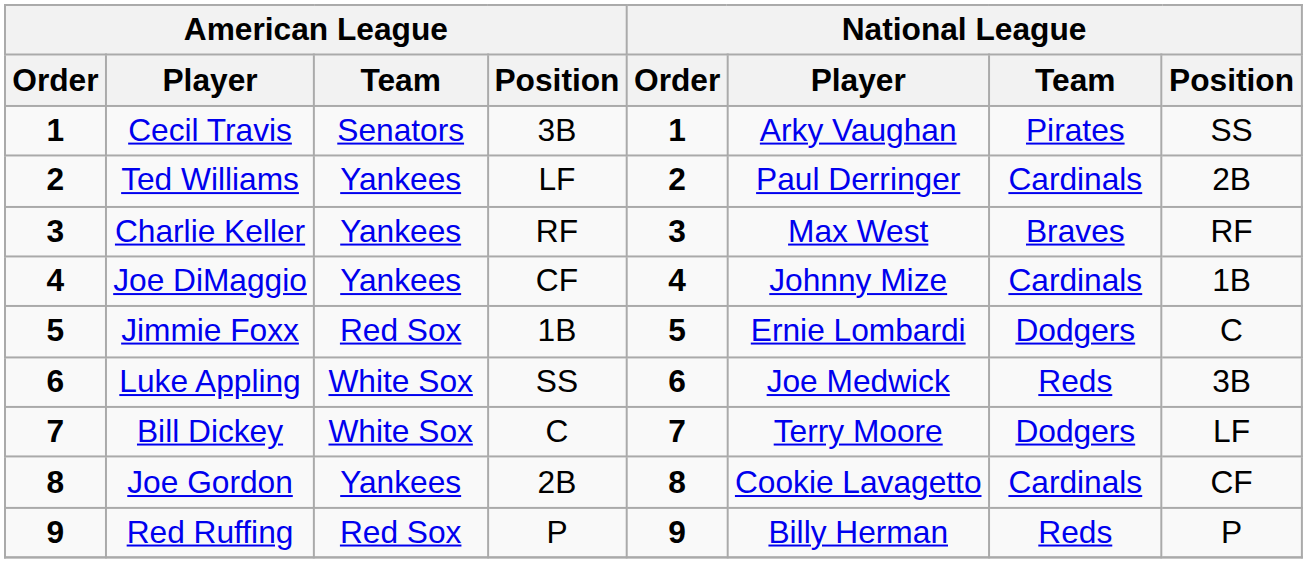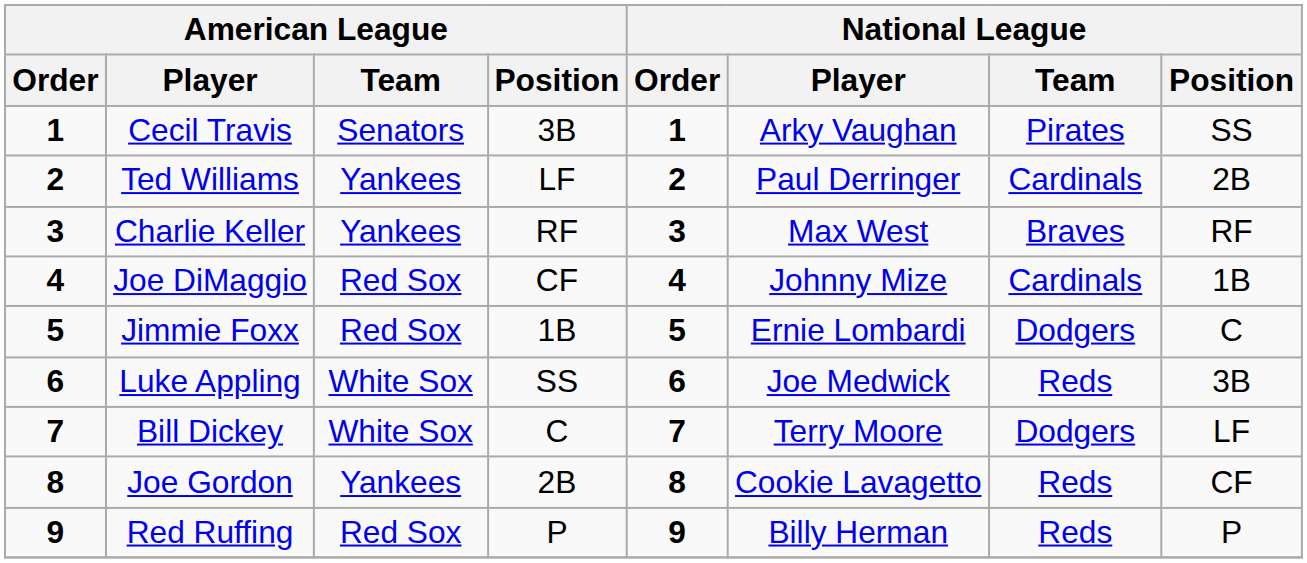(401, 280) Yankees -> (401, 280) Red Sox
(1075, 481) Cardinals -> (1075, 481) Reds
